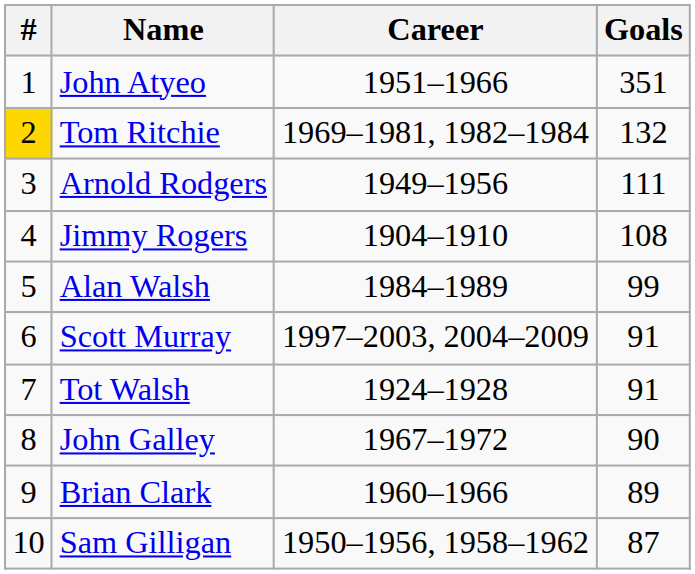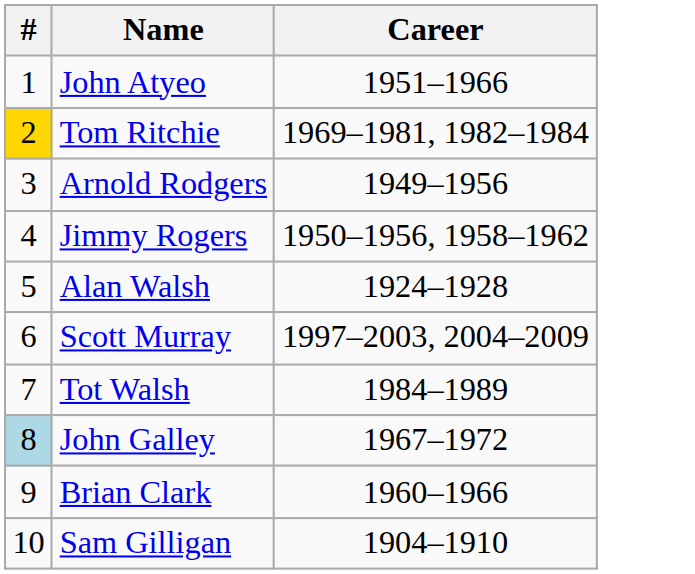- column: (643, 30)
(435, 235) 1904–1910 -> (435, 235) 1950–1956, 1958–1962
(435, 286) 1984–1989 -> (435, 286) 1924–1928
(435, 388) 1924–1928 -> (435, 388) 1984–1989
(29, 440) no background -> (29, 440) lightblue background
(435, 542) 1950–1956, 1958–1962 -> (435, 542) 1904–1910
